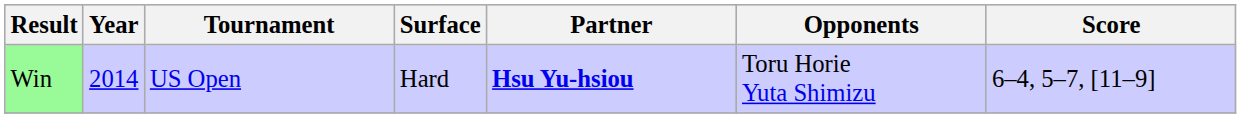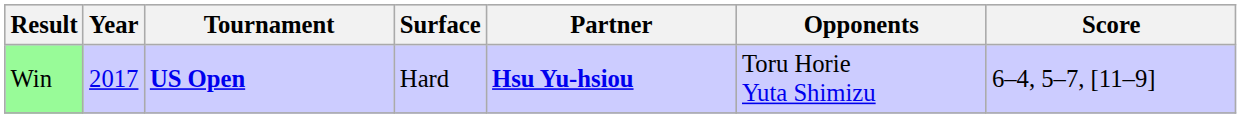(114, 78) 2014 -> (114, 78) 2017
(195, 78) normal -> (198, 78) bold
